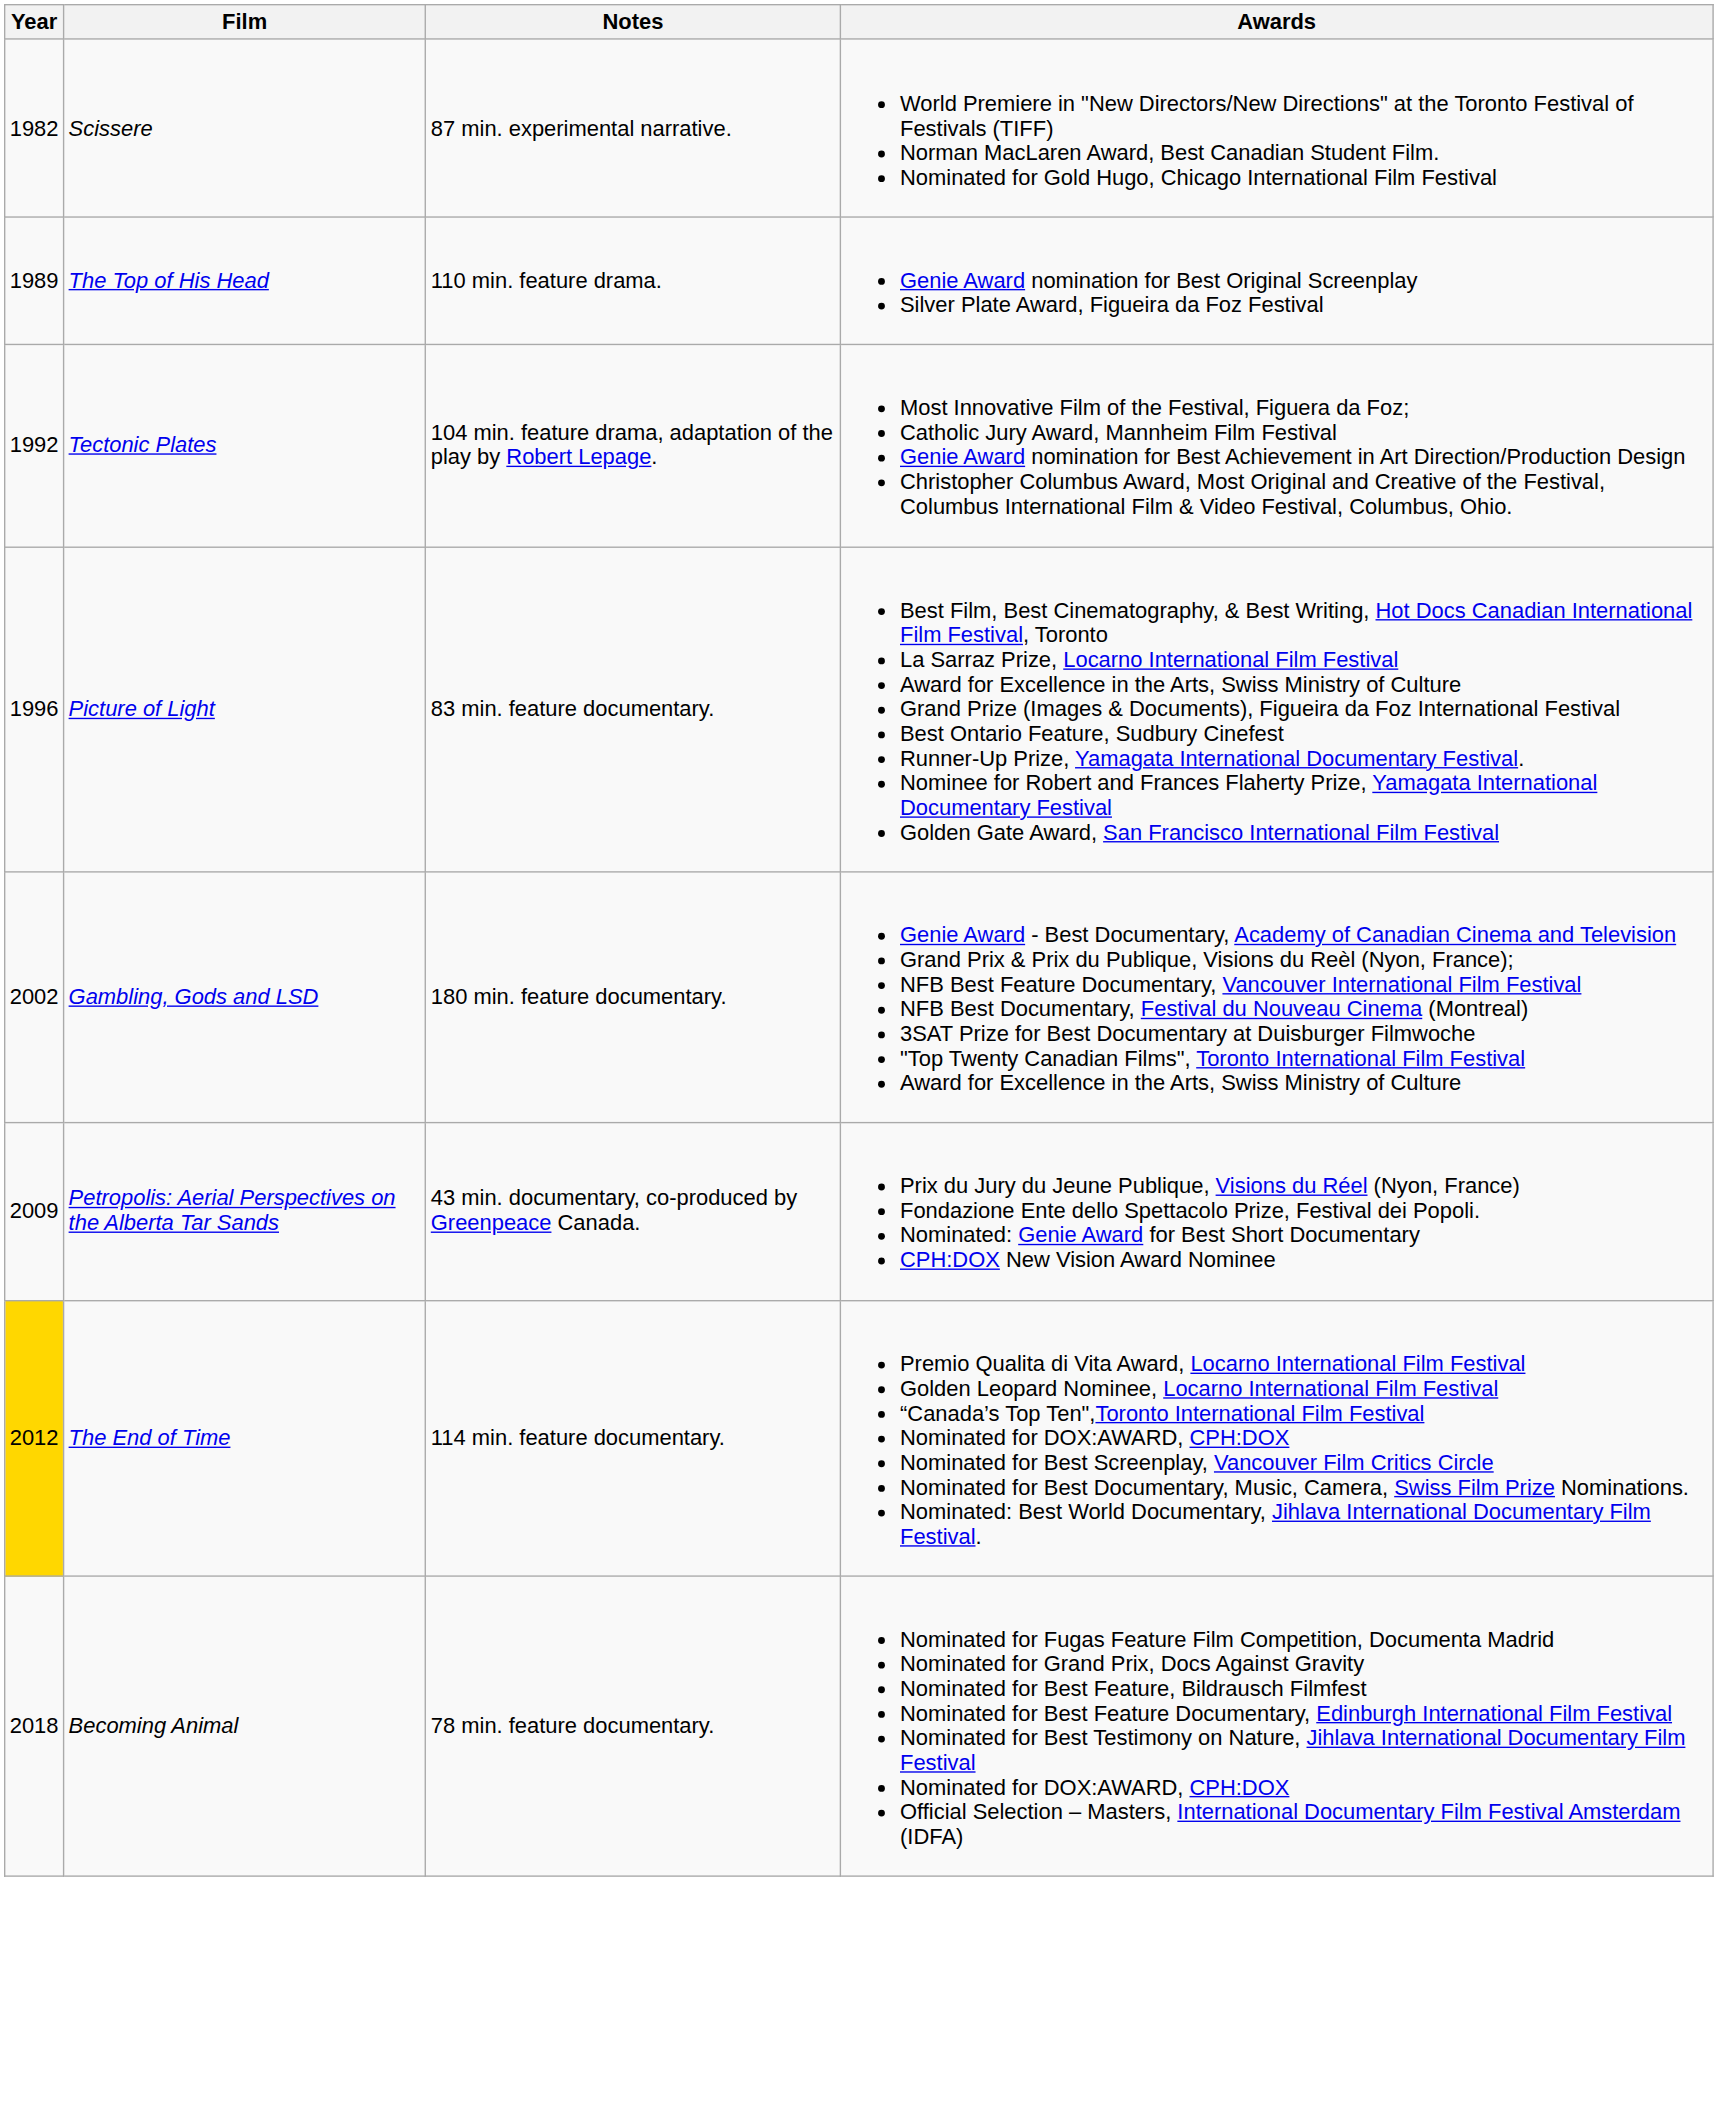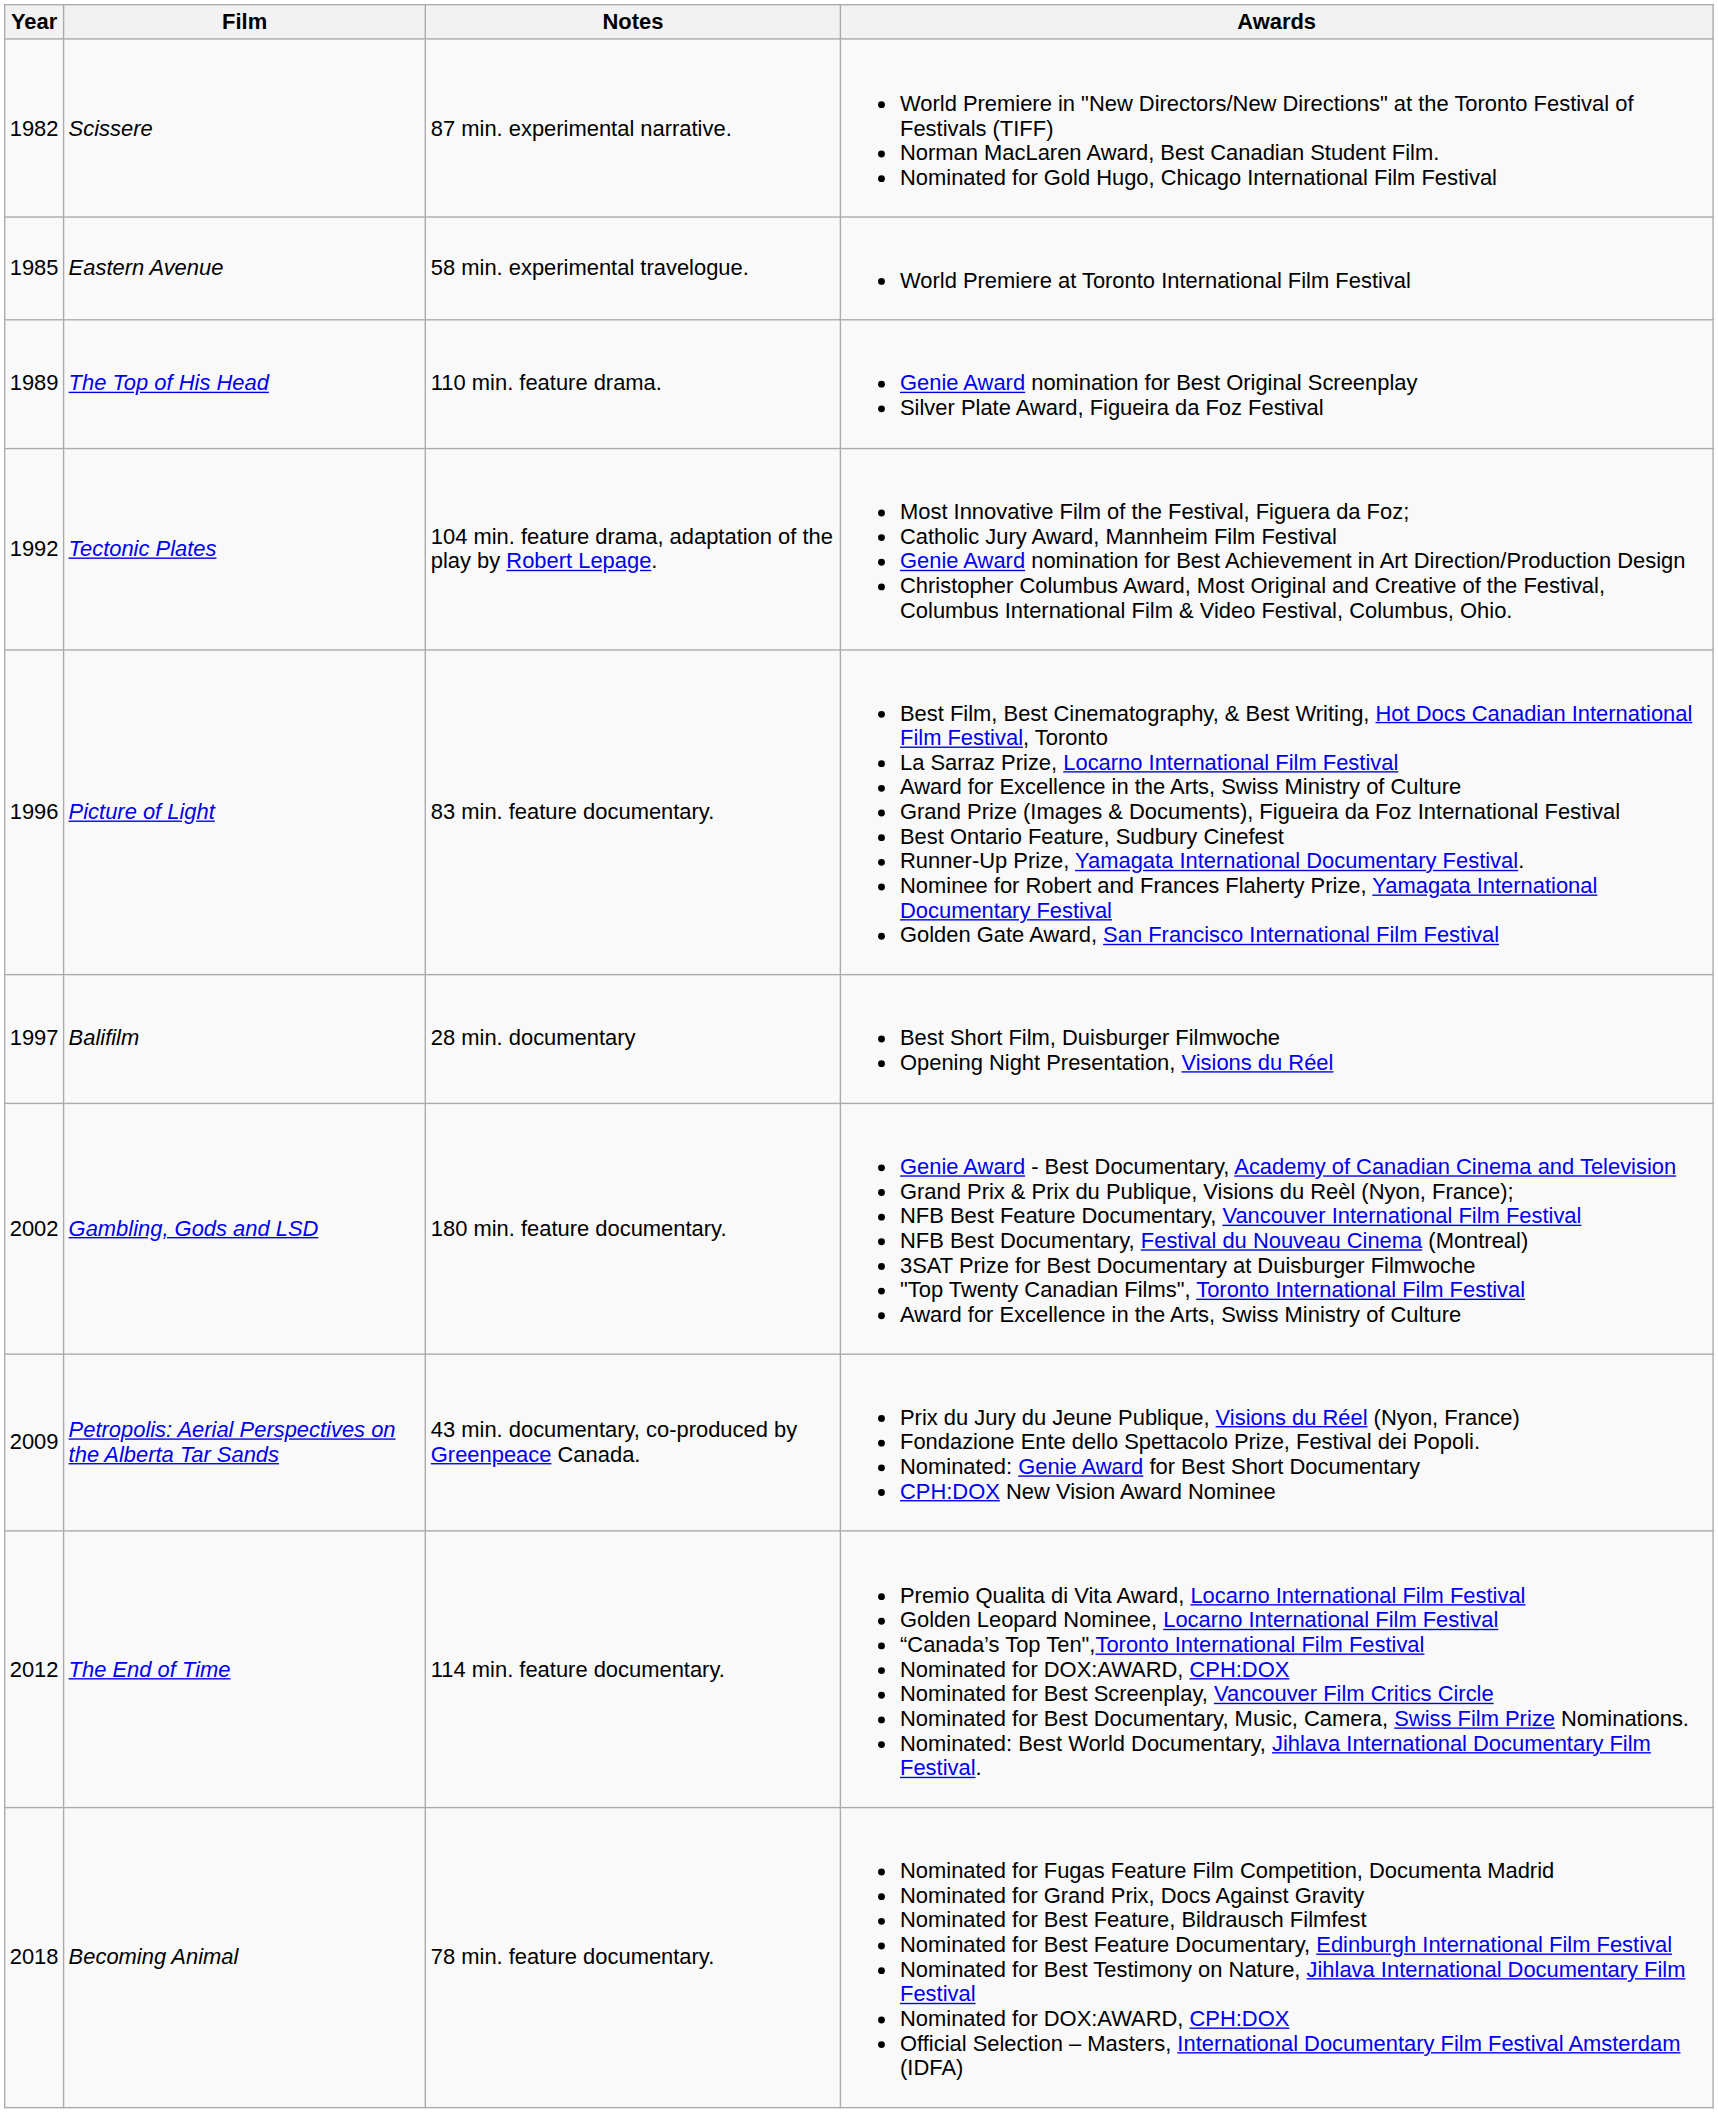+ row: (146, 268)
+ row: (104, 1038)
(34, 1437) gold background -> (34, 1669) no background
